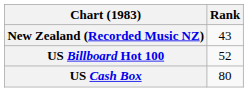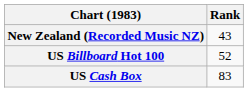(225, 76) 80 -> (225, 76) 83
